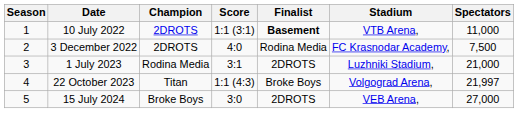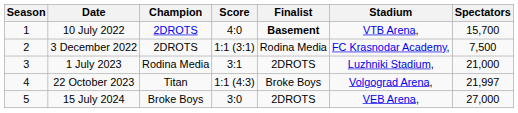(234, 30) 1:1 (3:1) -> (234, 30) 4:0
(483, 30) 11,000 -> (483, 30) 15,700
(234, 47) 4:0 -> (234, 47) 1:1 (3:1)
